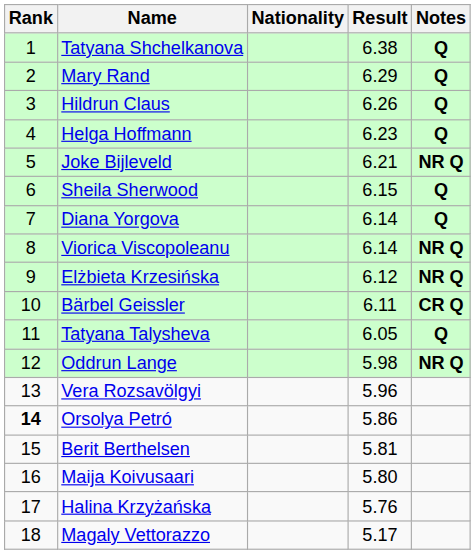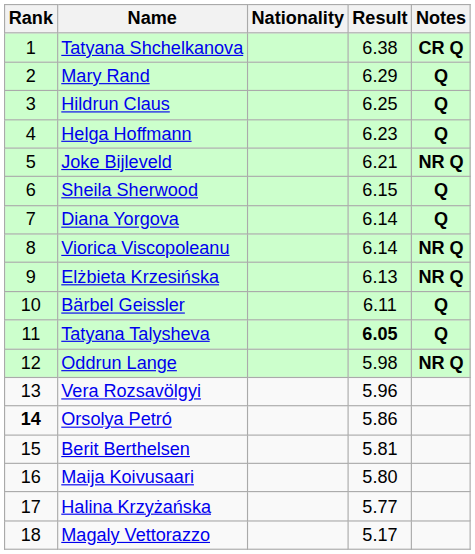(441, 47) Q -> (441, 47) CR Q
(380, 104) 6.26 -> (380, 104) 6.25
(380, 276) 6.12 -> (380, 276) 6.13
(441, 305) CR Q -> (441, 305) Q
(380, 334) normal -> (380, 334) bold
(380, 506) 5.76 -> (380, 506) 5.77
